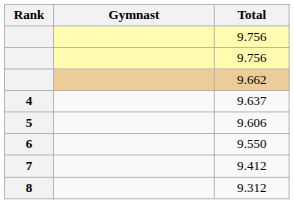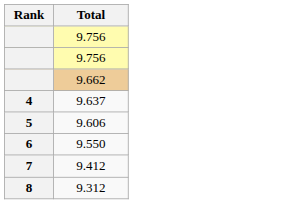- column: (134, 15)
